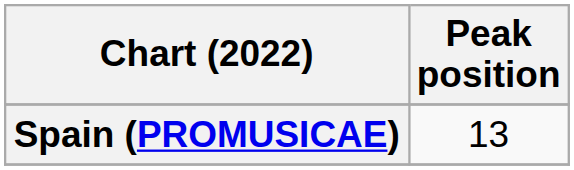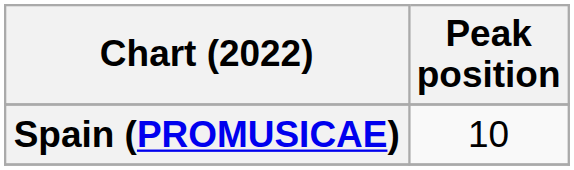(489, 134) 13 -> (489, 134) 10
